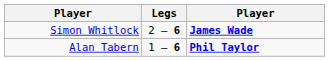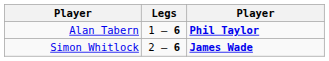rows swapped: (104, 47) <-> (95, 30)
